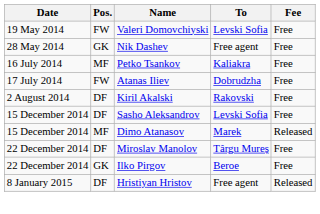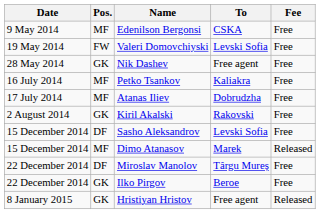+ row: (159, 30)
(101, 81) FW -> (101, 98) MF
(100, 98) DF -> (101, 115) GK
(100, 183) DF -> (101, 200) GK
